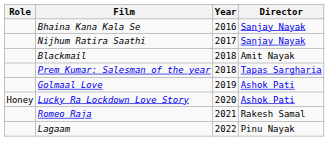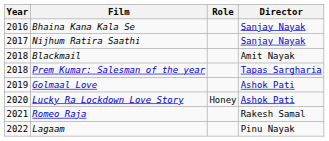columns swapped: (226, 12) <-> (20, 12)
